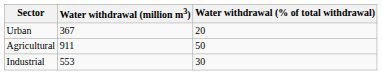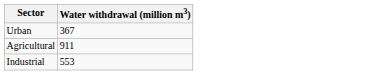- column: (285, 13)
